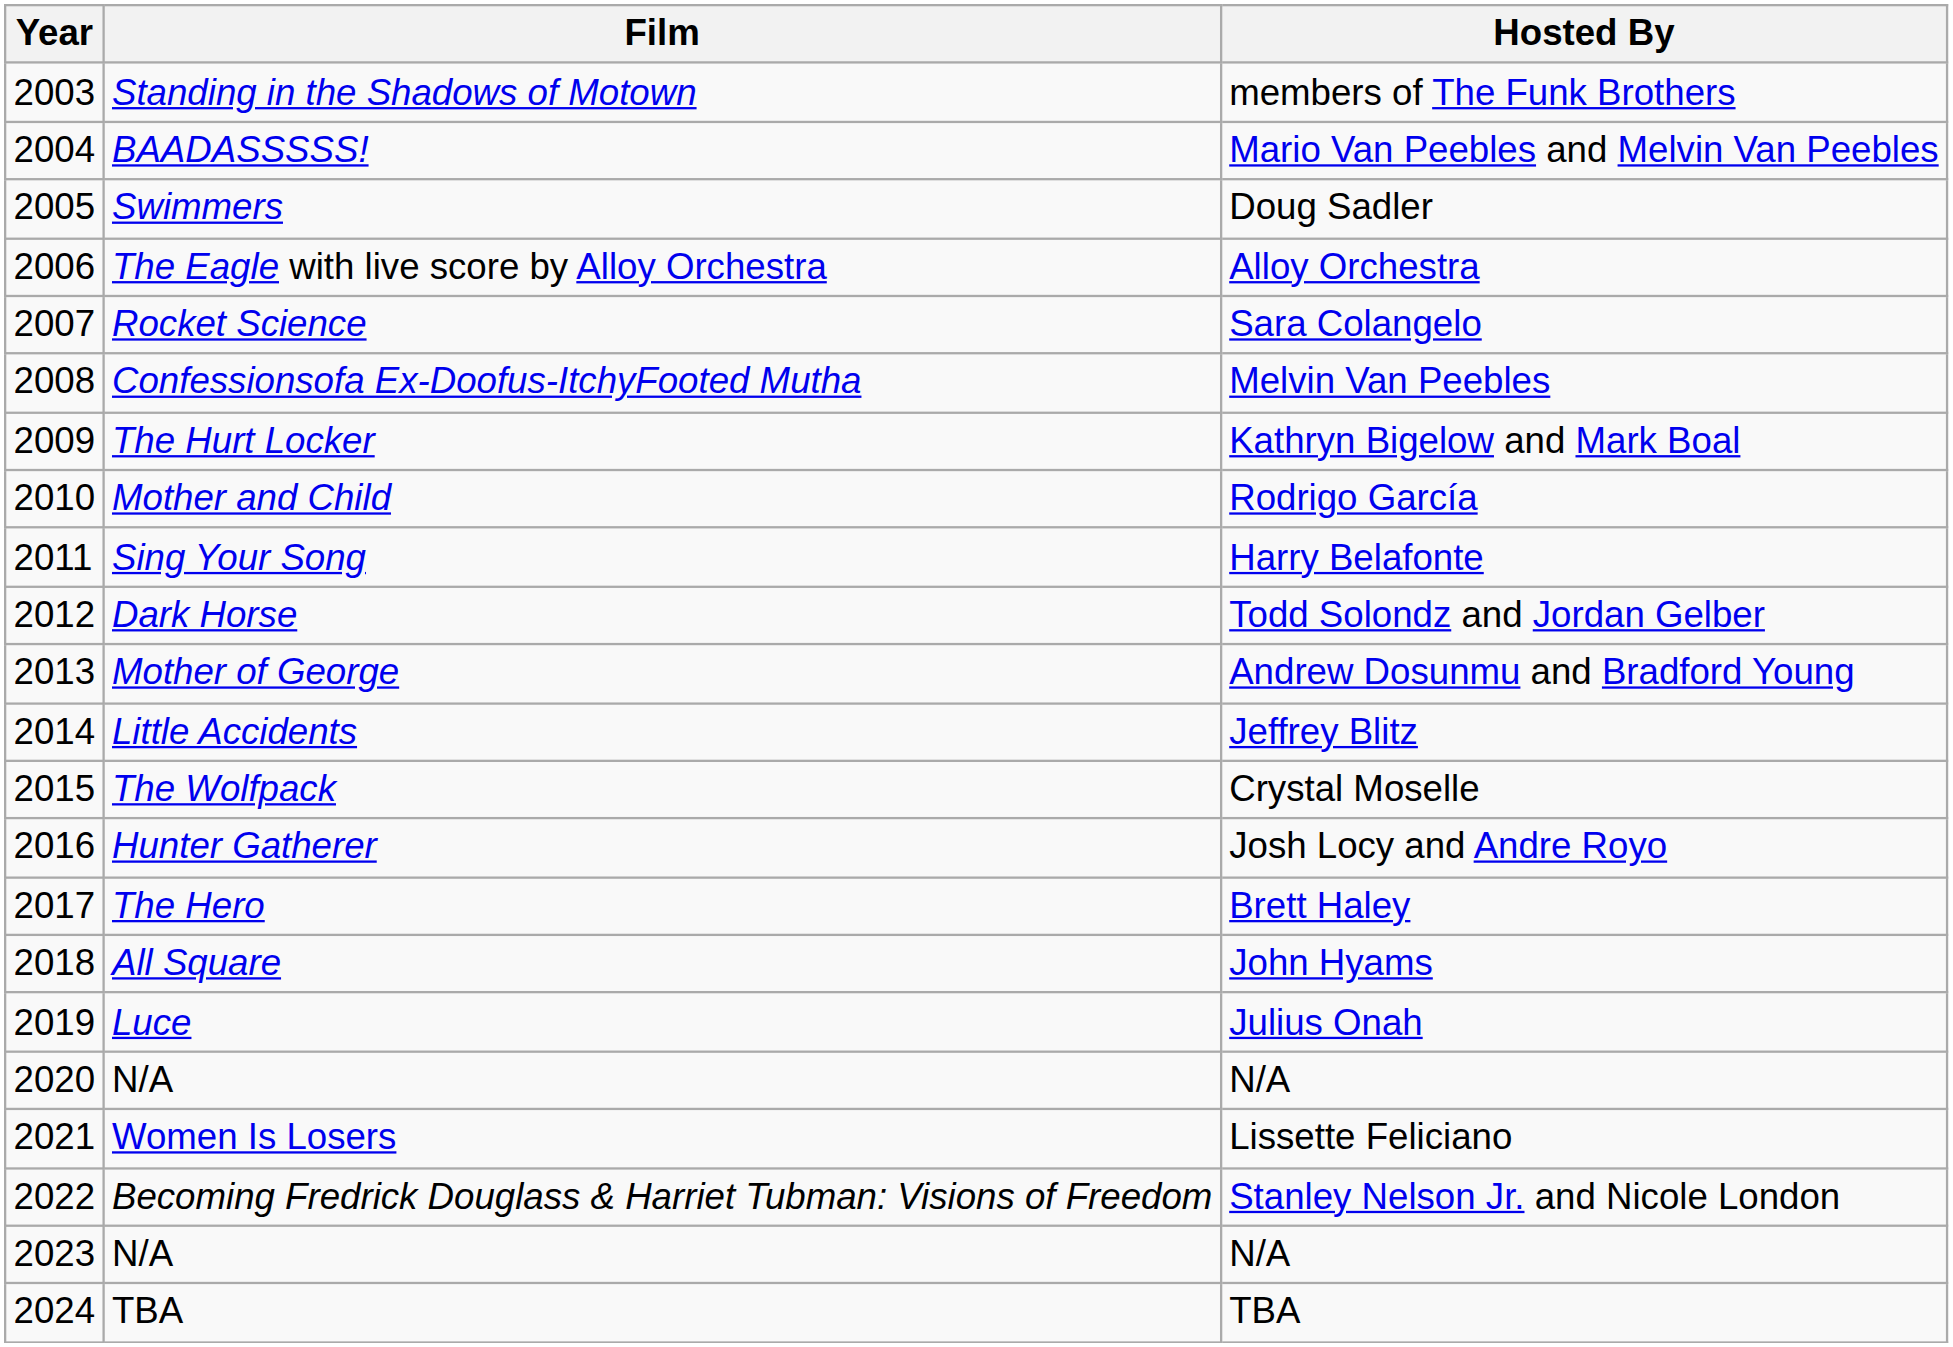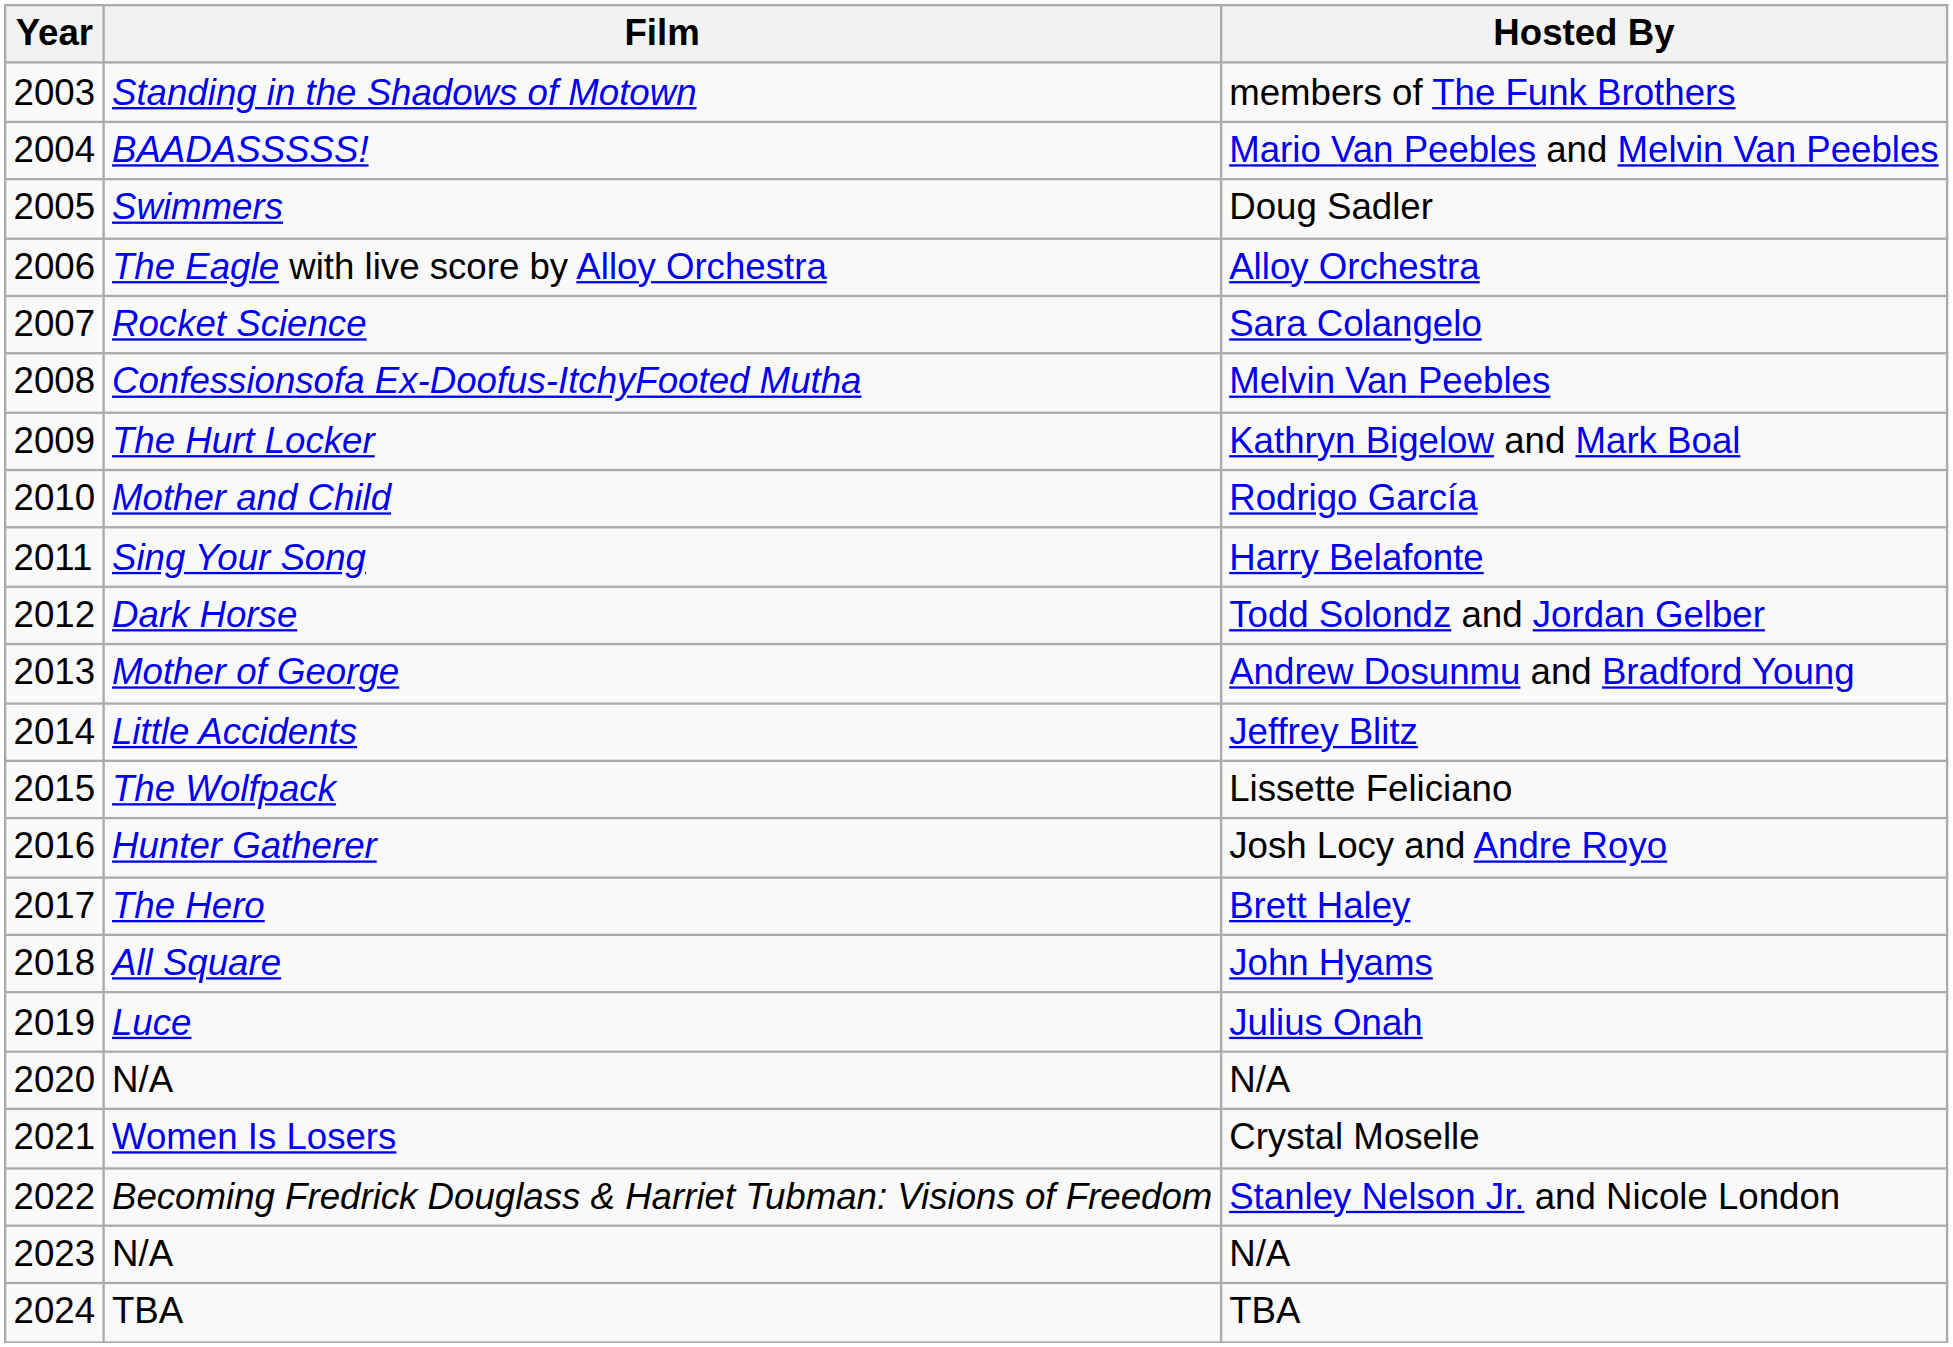(1354, 788) Crystal Moselle -> (1371, 788) Lissette Feliciano
(1371, 1137) Lissette Feliciano -> (1354, 1137) Crystal Moselle
